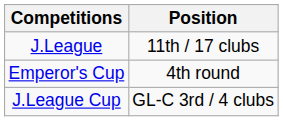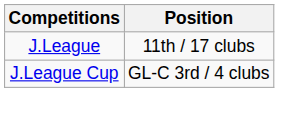- row: (66, 73)
